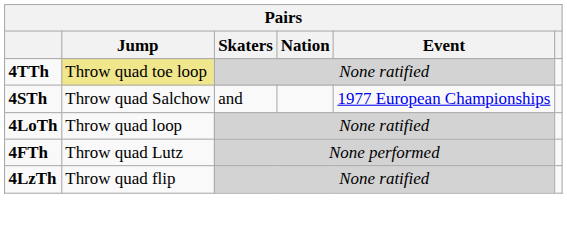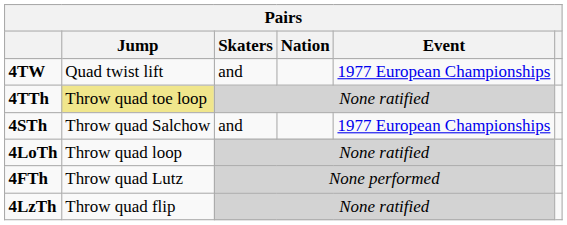+ row: (27, 71)
